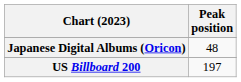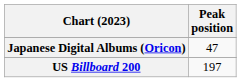(212, 47) 48 -> (212, 47) 47
